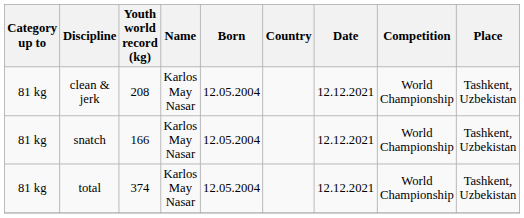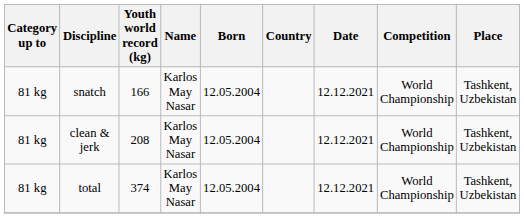rows swapped: (90, 139) <-> (90, 91)
